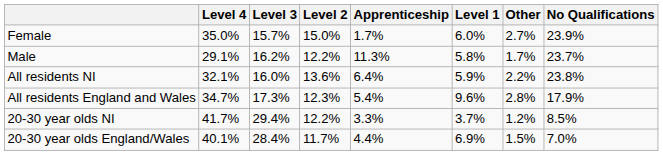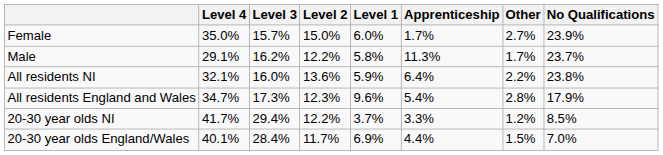columns swapped: (477, 14) <-> (401, 14)
